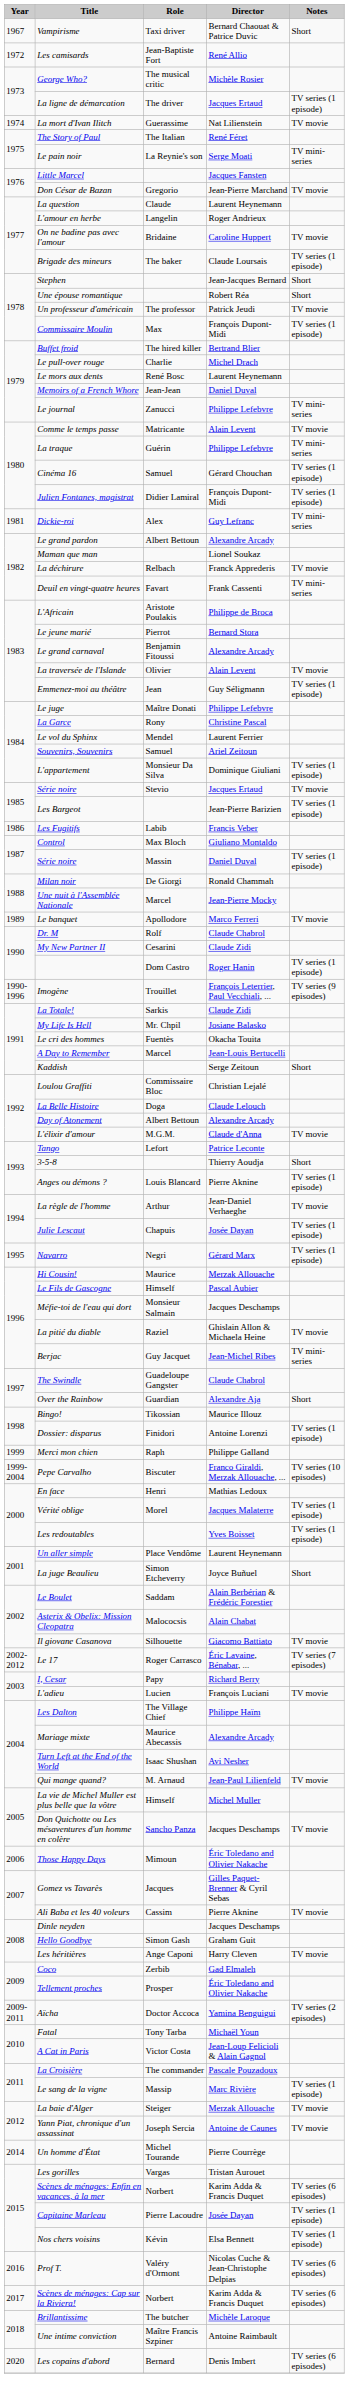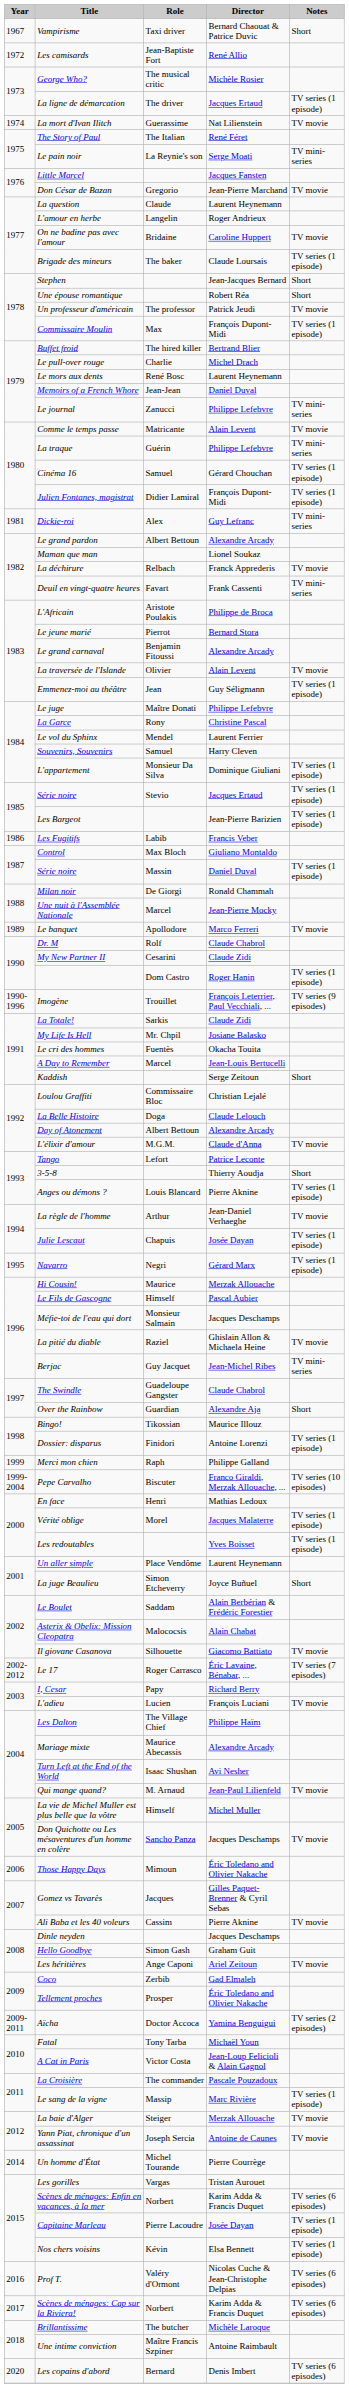(233, 751) Ariel Zeitoun -> (233, 751) Harry Cleven
(310, 789) TV movie -> (314, 794) TV series (1 episode)
(233, 1954) Harry Cleven -> (233, 1965) Ariel Zeitoun
